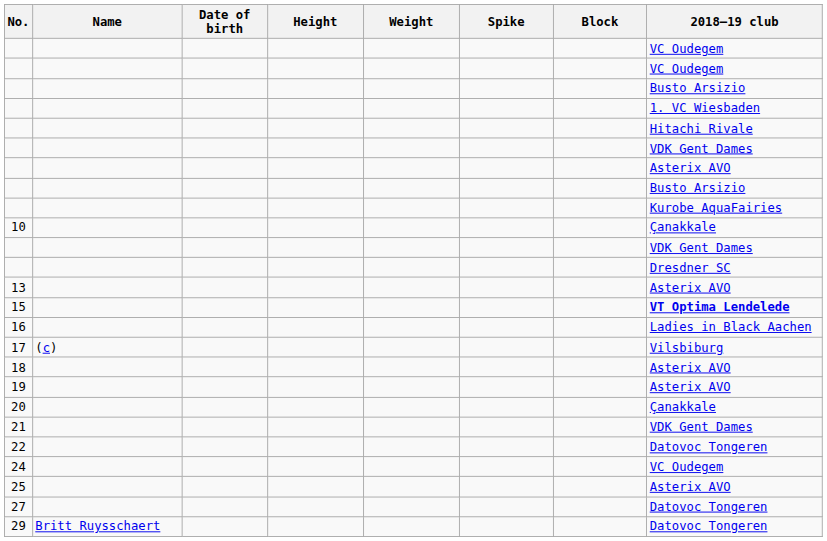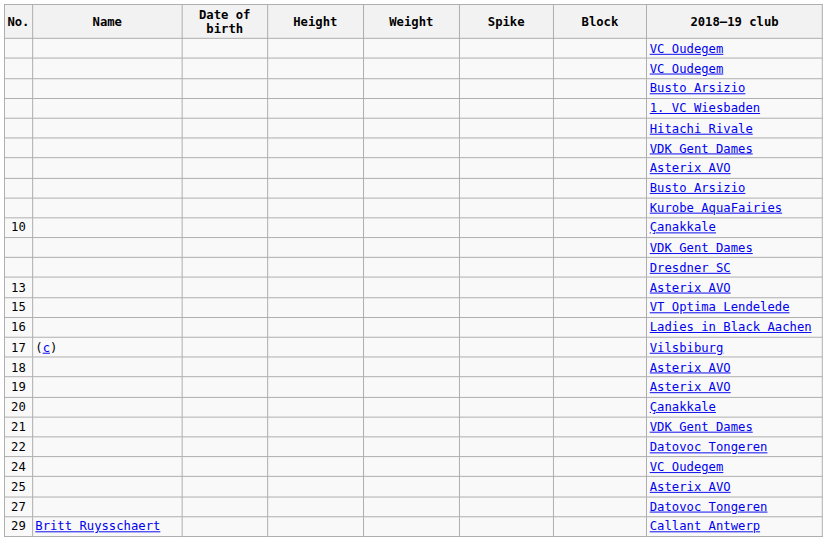(720, 307) bold -> (720, 307) normal
(709, 526) Datovoc Tongeren -> (705, 526) Callant Antwerp
